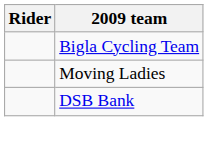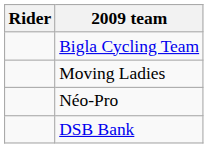+ row: (89, 101)
